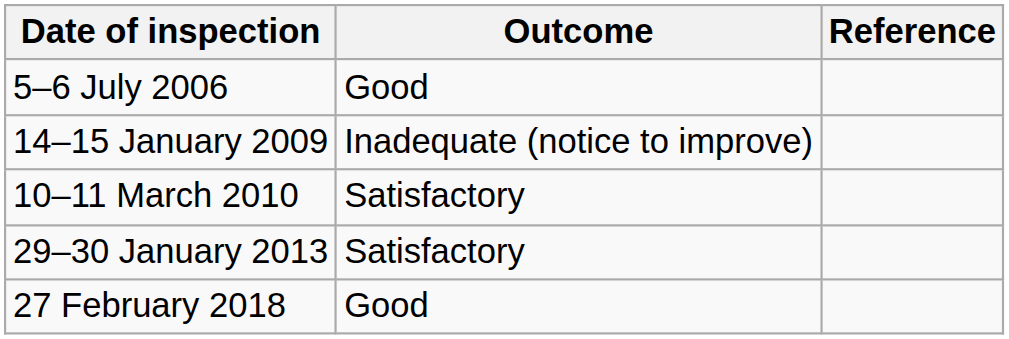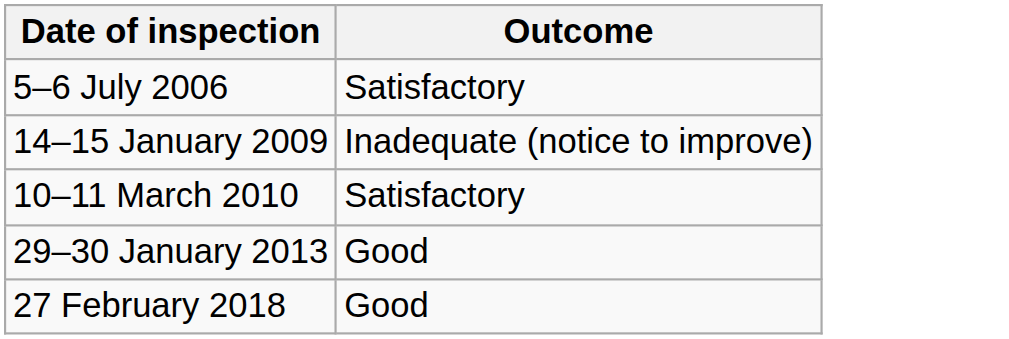- column: (912, 31)
(386, 86) Good -> (434, 86) Satisfactory
(434, 251) Satisfactory -> (386, 251) Good
